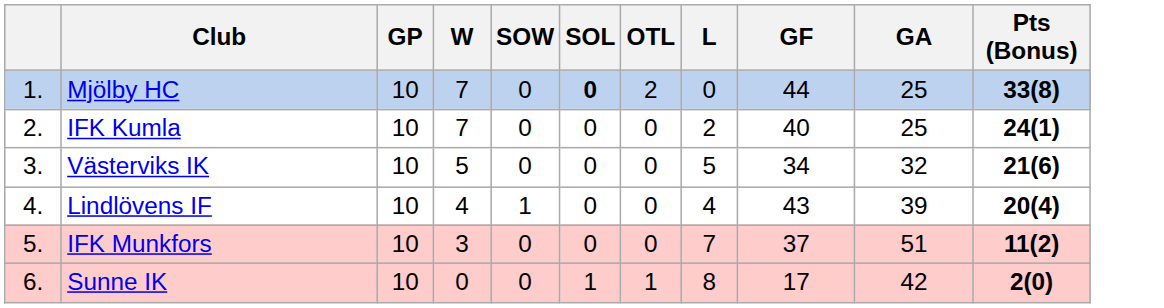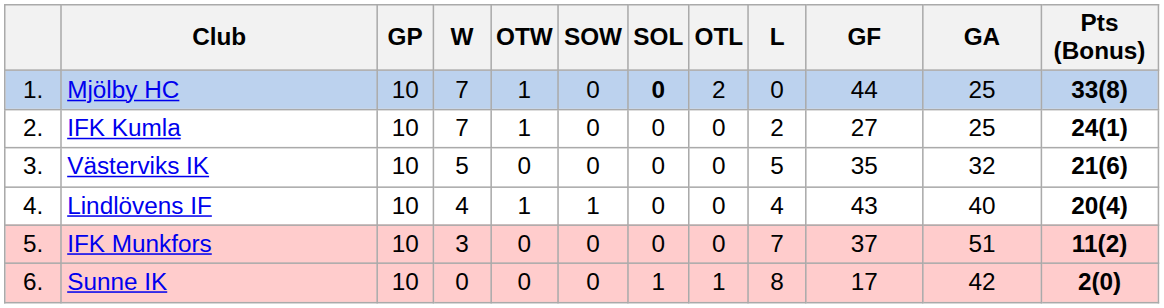+ column: (524, 37)
(796, 128) 40 -> (864, 128) 27
(796, 166) 34 -> (864, 166) 35
(914, 205) 39 -> (982, 205) 40
